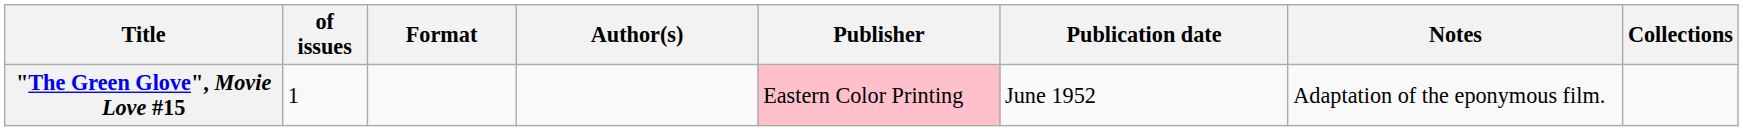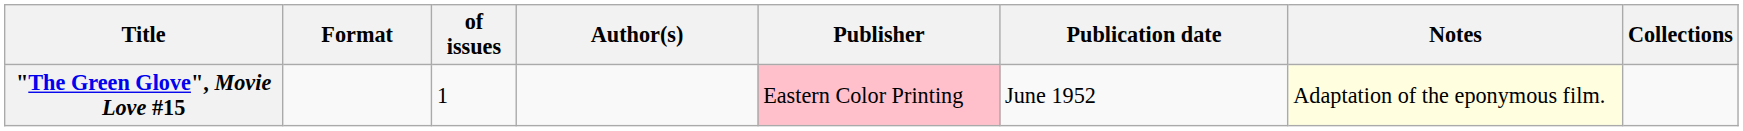columns swapped: (325, 34) <-> (442, 34)
(1449, 94) no background -> (1449, 94) lightyellow background
